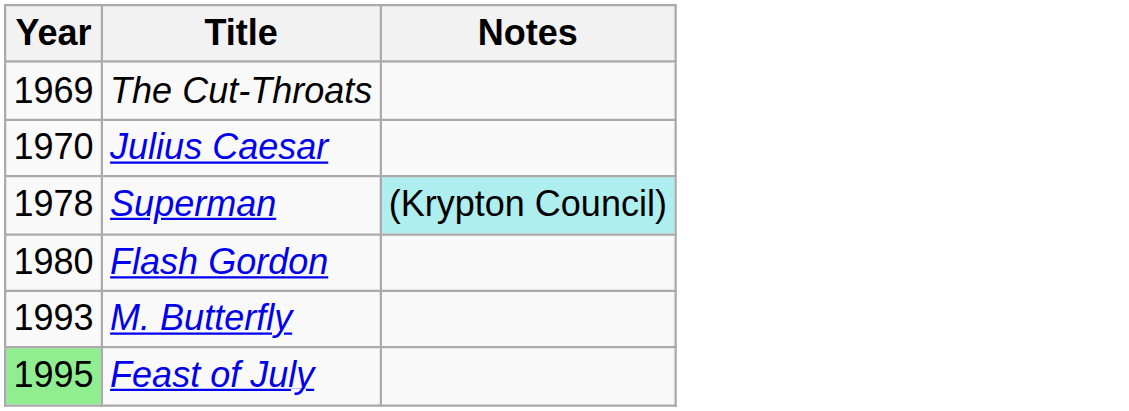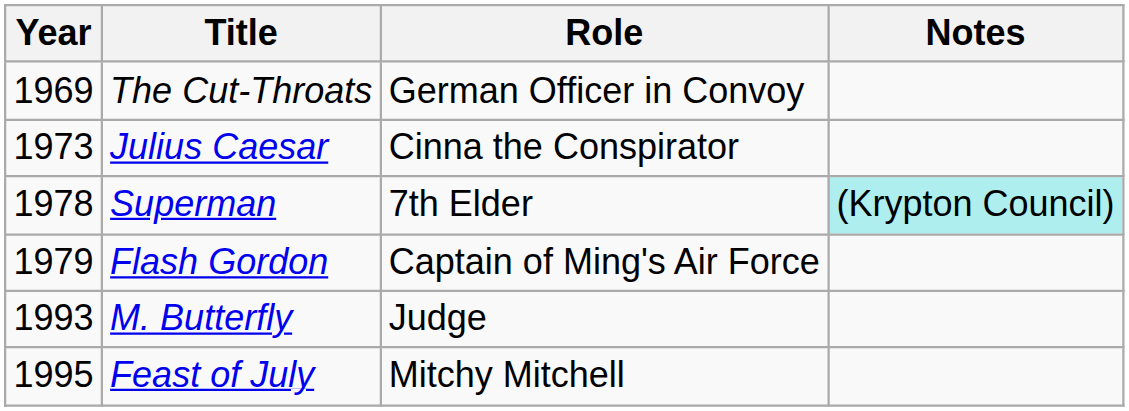+ column: (604, 33)
(53, 147) 1970 -> (53, 147) 1973
(53, 261) 1980 -> (53, 261) 1979
(53, 375) lightgreen background -> (53, 375) no background
